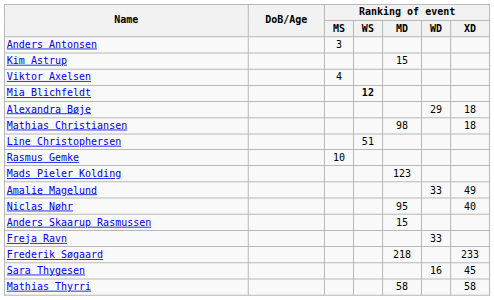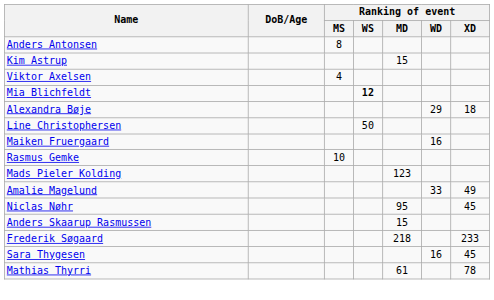(339, 45) 3 -> (339, 45) 8
- row: (67, 126)
(368, 142) 51 -> (368, 126) 50
+ row: (58, 142)
(470, 207) 40 -> (470, 207) 45
- row: (37, 239)
(402, 287) 58 -> (402, 271) 61
(470, 287) 58 -> (470, 271) 78
